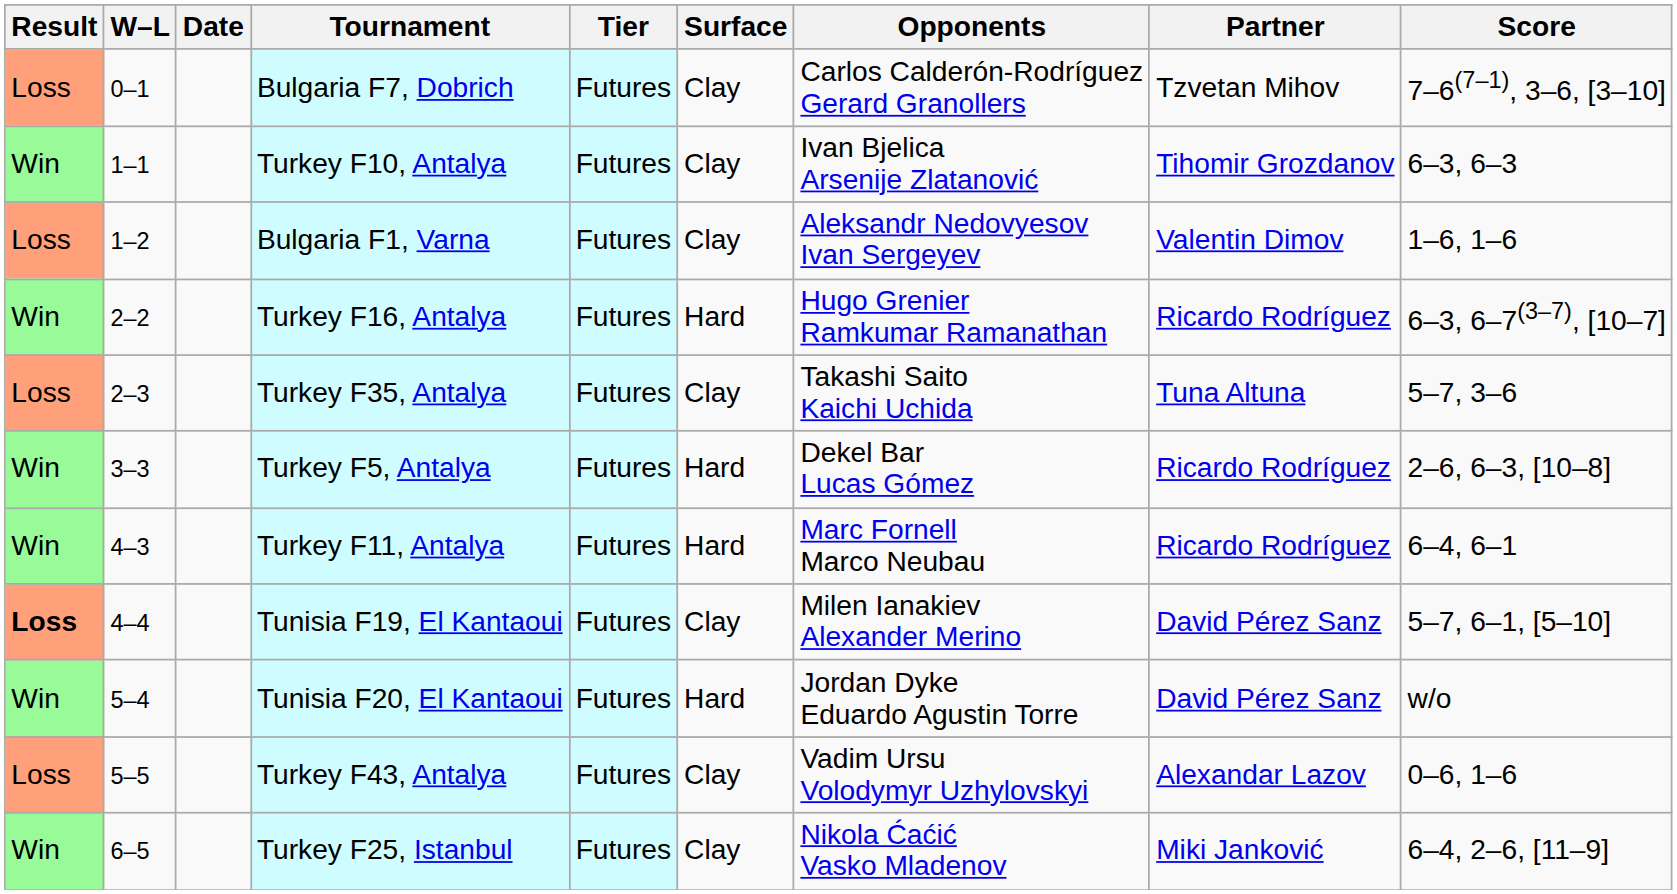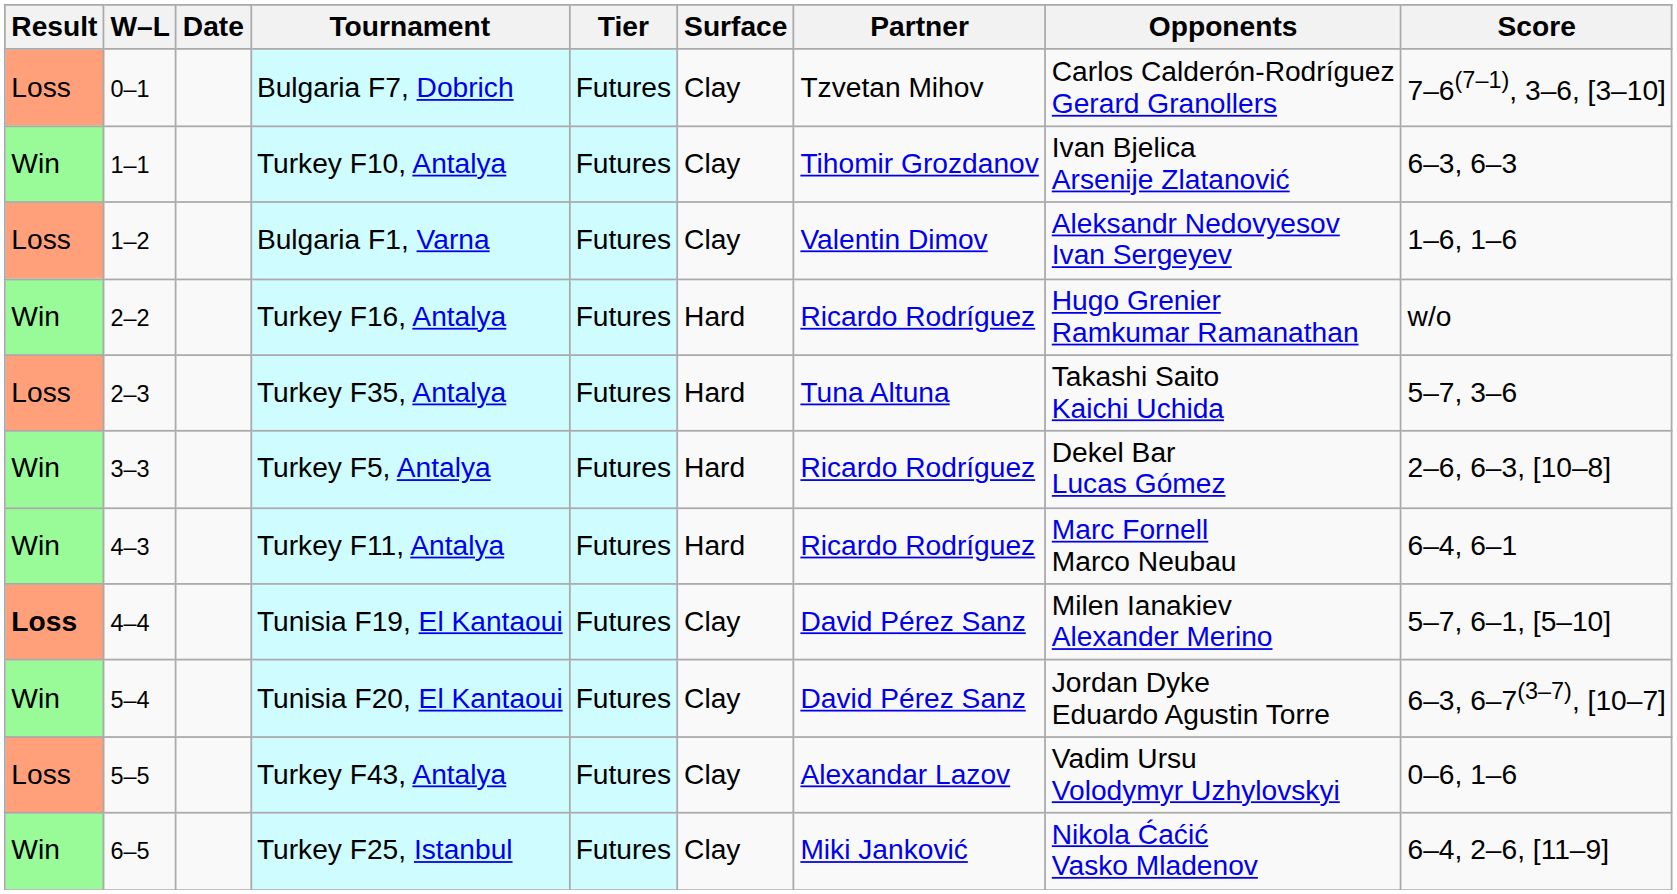columns swapped: (1275, 26) <-> (972, 26)
(1537, 316) 6–3, 6–7(3–7), [10–7] -> (1429, 316) w/o
(712, 392) Clay -> (715, 392) Hard
(715, 698) Hard -> (712, 698) Clay
(1429, 698) w/o -> (1537, 698) 6–3, 6–7(3–7), [10–7]
